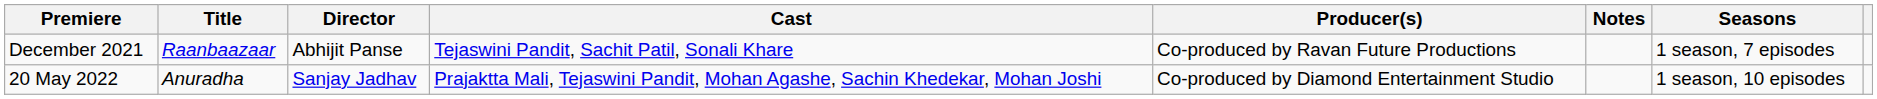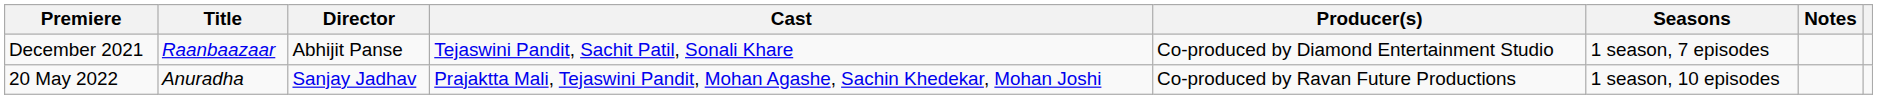columns swapped: (1757, 19) <-> (1619, 19)
(1337, 49) Co-produced by Ravan Future Productions -> (1355, 49) Co-produced by Diamond Entertainment Studio
(1355, 79) Co-produced by Diamond Entertainment Studio -> (1337, 79) Co-produced by Ravan Future Productions
